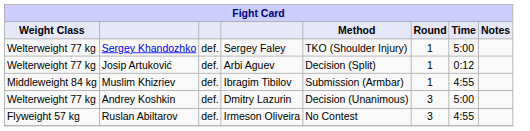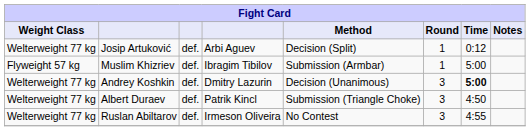- row: (149, 47)
(52, 82) Middleweight 84 kg -> (43, 65) Flyweight 57 kg
(464, 82) 4:55 -> (476, 65) 5:00
(464, 99) normal -> (476, 82) bold
+ row: (133, 99)
(43, 117) Flyweight 57 kg -> (51, 117) Welterweight 77 kg
